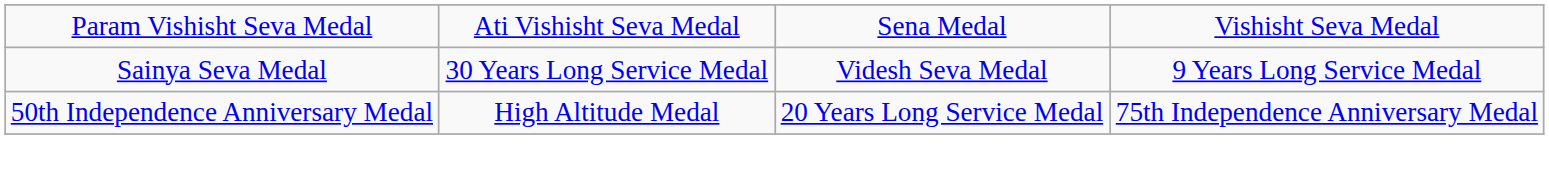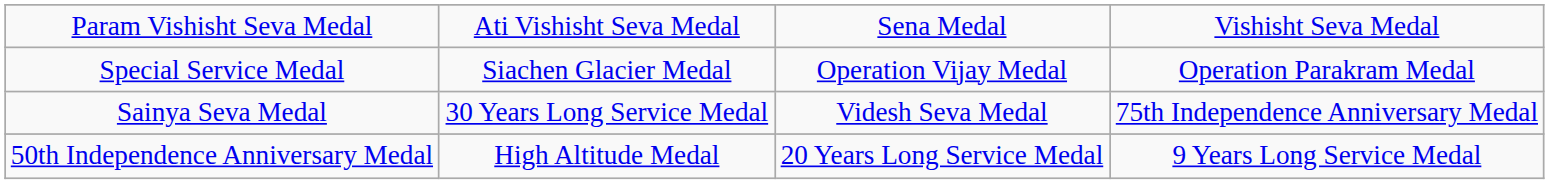+ row: (222, 69)
(1327, 69) 9 Years Long Service Medal -> (1327, 112) 75th Independence Anniversary Medal
(1327, 112) 75th Independence Anniversary Medal -> (1327, 155) 9 Years Long Service Medal
